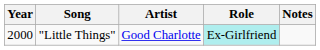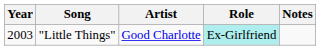(20, 34) 2000 -> (20, 34) 2003
